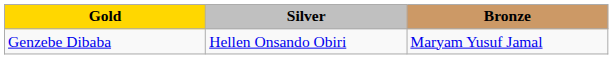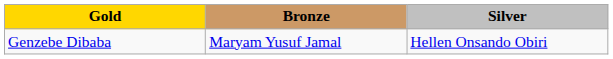columns swapped: (306, 16) <-> (507, 16)
